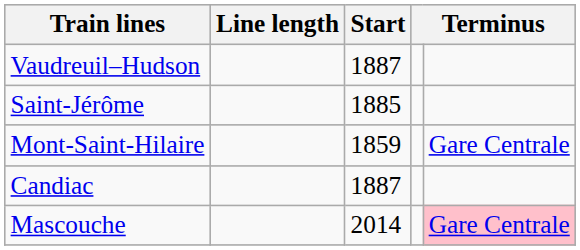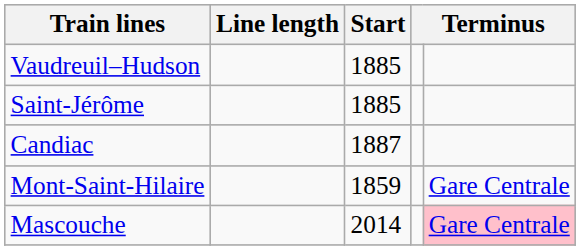(376, 64) 1887 -> (376, 64) 1885
rows swapped: (108, 144) <-> (52, 184)
